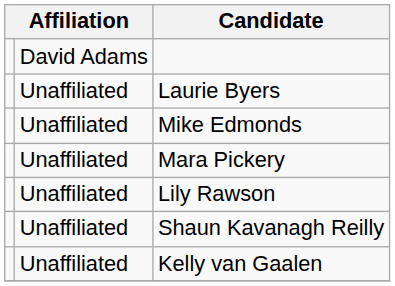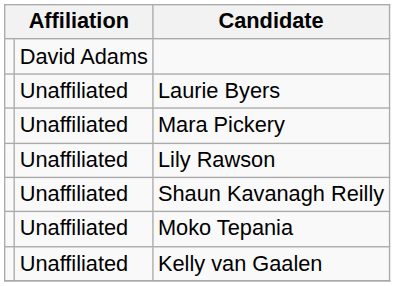- row: (74, 125)
+ row: (74, 228)
